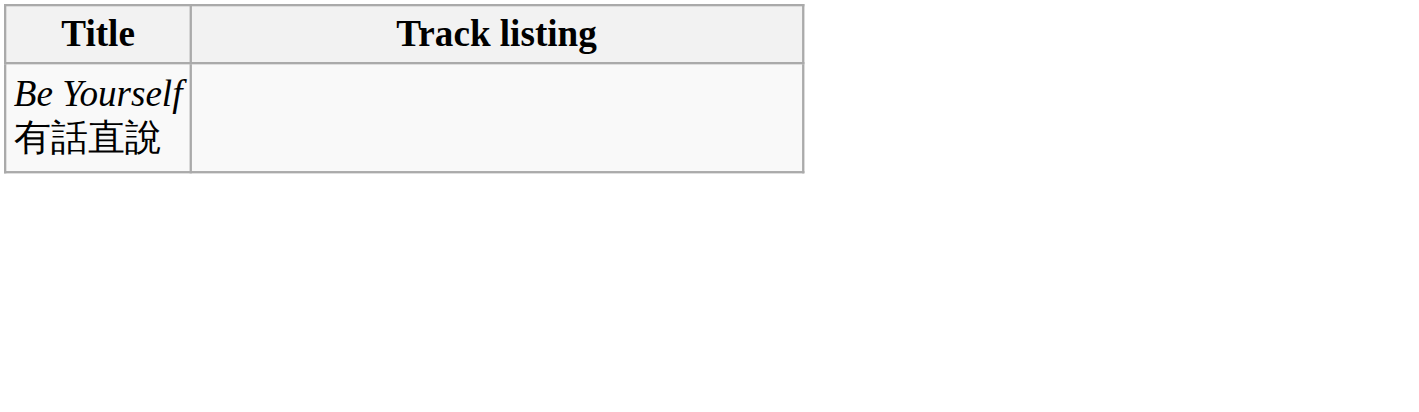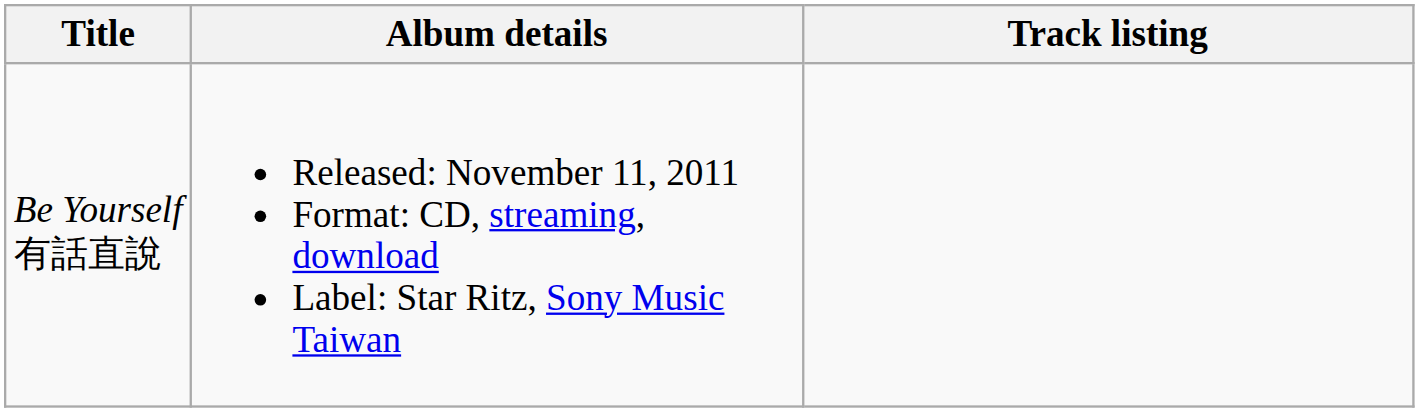+ column: (497, 33)
